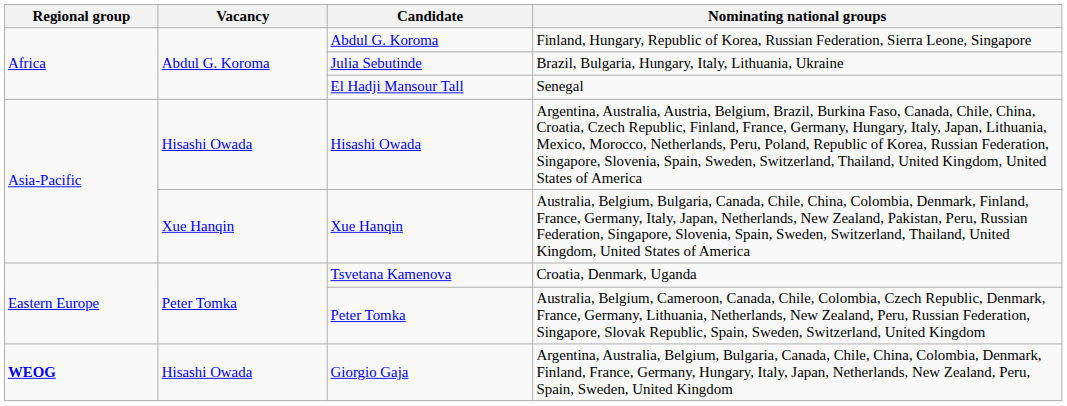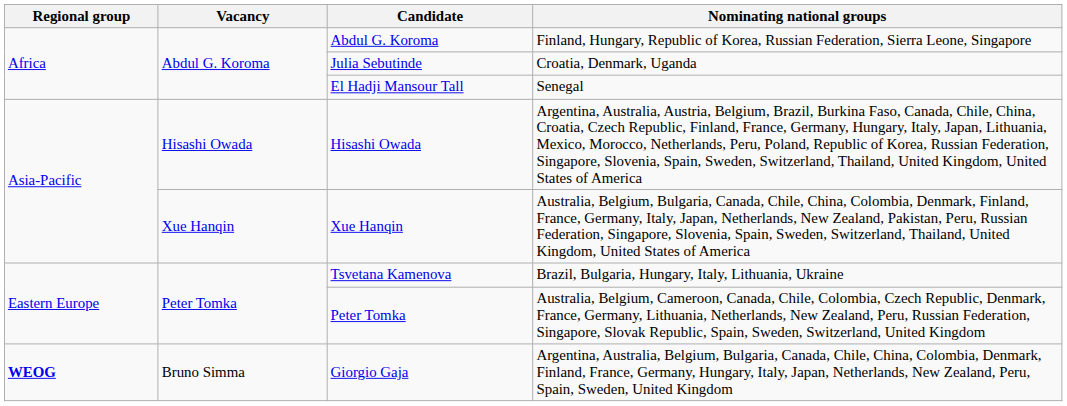(690, 63) Brazil, Bulgaria, Hungary, Italy, Lithuania, Ukraine -> (617, 63) Croatia, Denmark, Uganda
(617, 275) Croatia, Denmark, Uganda -> (690, 275) Brazil, Bulgaria, Hungary, Italy, Lithuania, Ukraine
(207, 372) Hisashi Owada -> (203, 372) Bruno Simma
